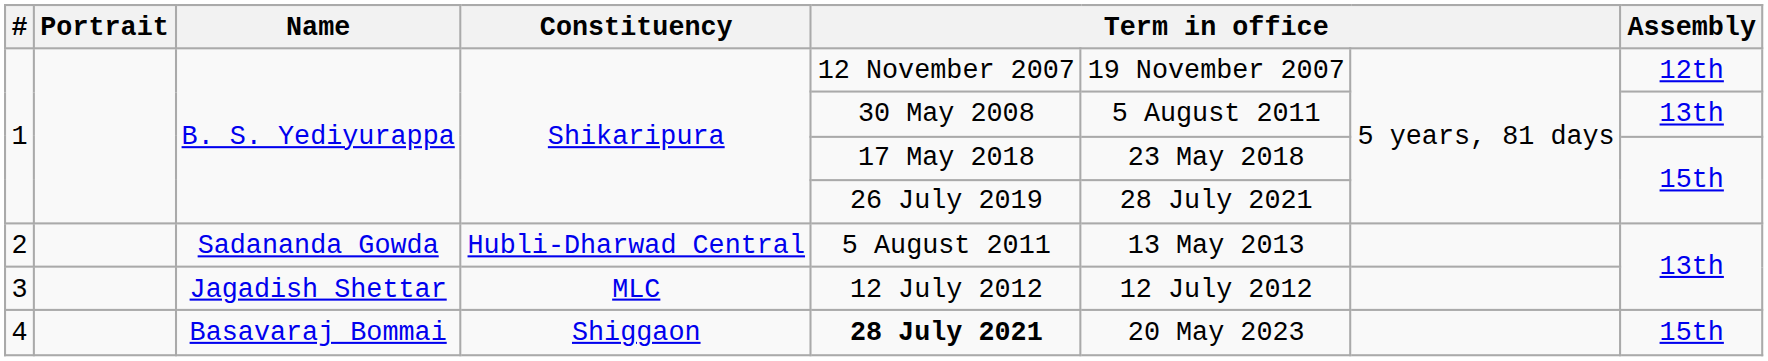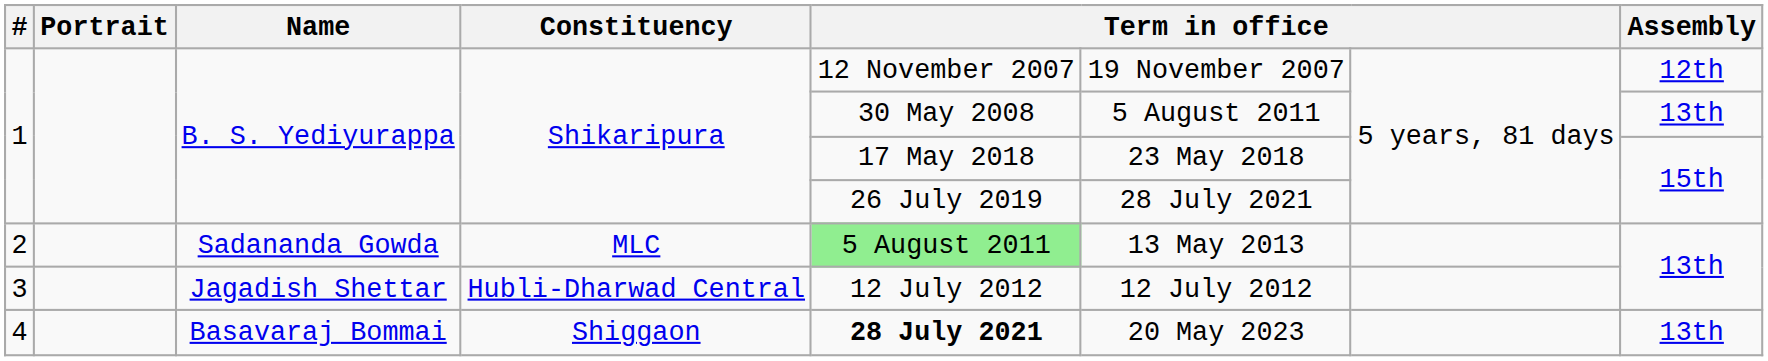(636, 245) Hubli-Dharwad Central -> (636, 245) MLC
(946, 245) no background -> (946, 245) lightgreen background
(636, 289) MLC -> (636, 289) Hubli-Dharwad Central
(1692, 332) 15th -> (1692, 332) 13th
